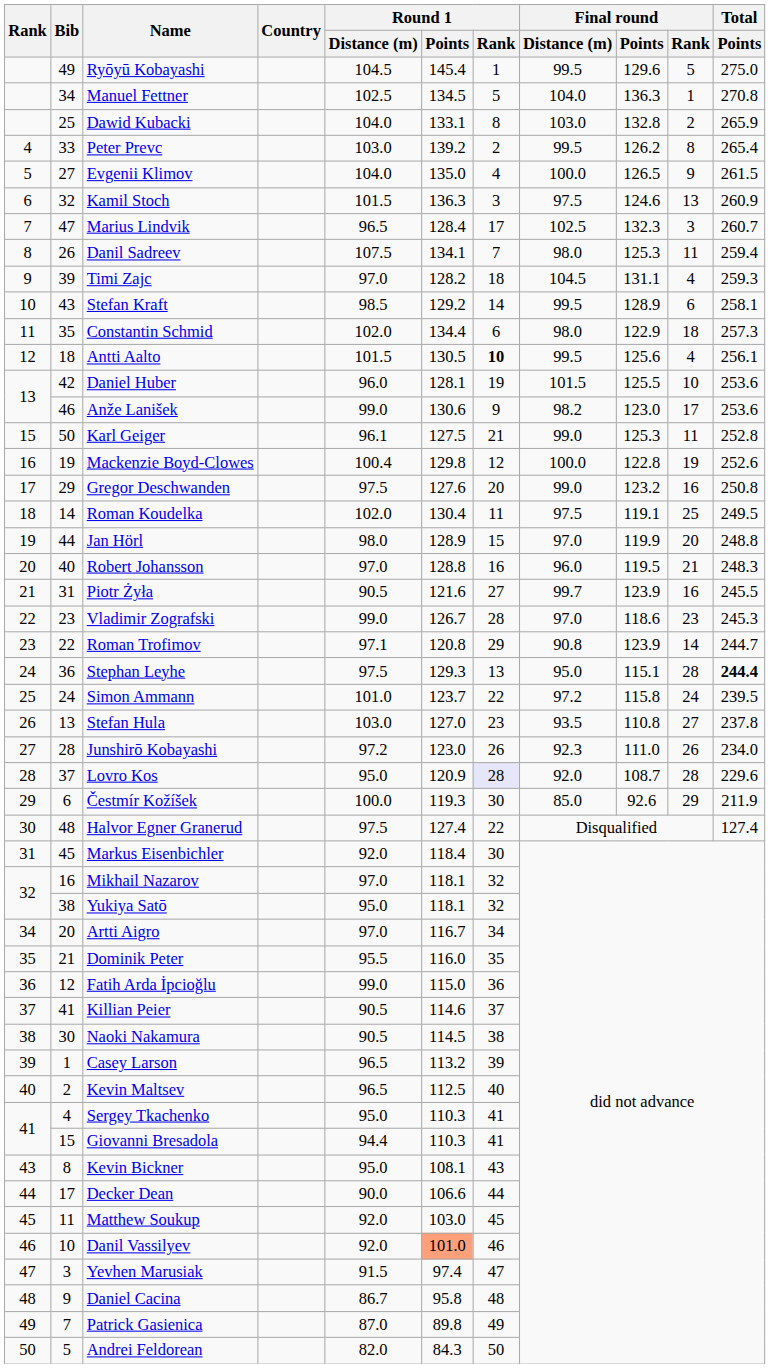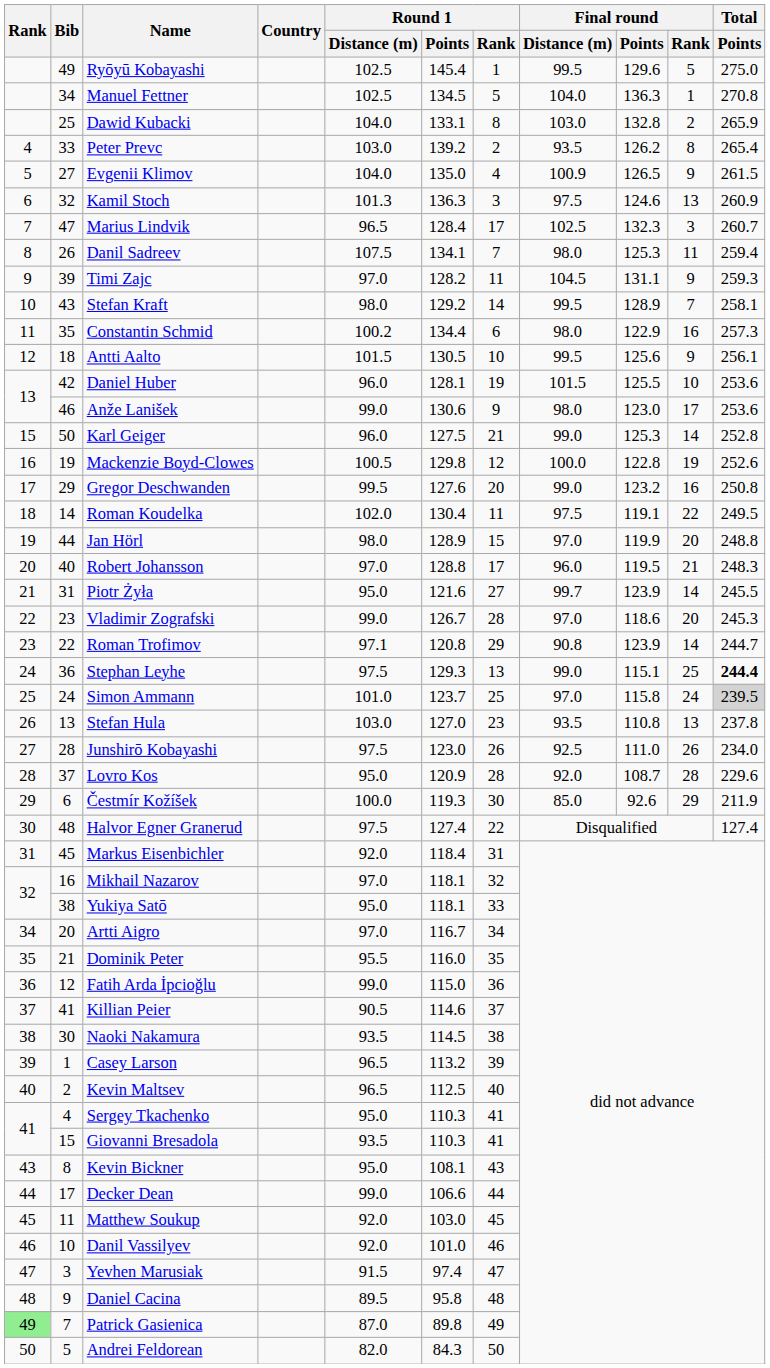(373, 69) 104.5 -> (373, 69) 102.5
(568, 148) 99.5 -> (568, 148) 93.5
(568, 174) 100.0 -> (568, 174) 100.9
(373, 200) 101.5 -> (373, 200) 101.3
(496, 278) 18 -> (496, 278) 11
(691, 278) 4 -> (691, 278) 9
(373, 305) 98.5 -> (373, 305) 98.0
(691, 305) 6 -> (691, 305) 7
(373, 331) 102.0 -> (373, 331) 100.2
(691, 331) 18 -> (691, 331) 16
(496, 357) bold -> (496, 357) normal
(691, 357) 4 -> (691, 357) 9
(568, 409) 98.2 -> (568, 409) 98.0
(373, 435) 96.1 -> (373, 435) 96.0
(691, 435) 11 -> (691, 435) 14
(373, 461) 100.4 -> (373, 461) 100.5
(373, 488) 97.5 -> (373, 488) 99.5
(691, 514) 25 -> (691, 514) 22
(496, 566) 16 -> (496, 566) 17
(373, 592) 90.5 -> (373, 592) 95.0
(691, 592) 16 -> (691, 592) 14
(691, 618) 23 -> (691, 618) 20
(568, 670) 95.0 -> (568, 670) 99.0
(691, 670) 28 -> (691, 670) 25
(496, 697) 22 -> (496, 697) 25
(568, 697) 97.2 -> (568, 697) 97.0
(739, 697) no background -> (739, 697) lightgrey background
(691, 723) 27 -> (691, 723) 13
(373, 749) 97.2 -> (373, 749) 97.5
(568, 749) 92.3 -> (568, 749) 92.5
(496, 775) lavender background -> (496, 775) no background
(496, 853) 30 -> (496, 853) 31
(496, 906) 32 -> (496, 906) 33
(373, 1036) 90.5 -> (373, 1036) 93.5
(373, 1141) 94.4 -> (373, 1141) 93.5
(373, 1193) 90.0 -> (373, 1193) 99.0
(447, 1245) lightsalmon background -> (447, 1245) no background
(373, 1298) 86.7 -> (373, 1298) 89.5
(28, 1324) no background -> (28, 1324) lightgreen background
